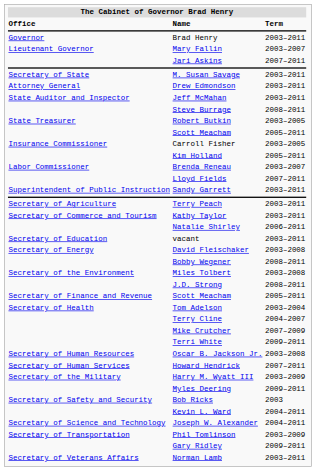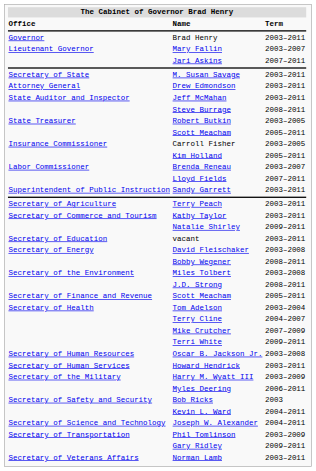(285, 228) 2006–2011 -> (285, 228) 2009–2011
(285, 366) 2007–2011 -> (285, 366) 2003–2011
(285, 389) 2009–2011 -> (285, 389) 2006–2011
